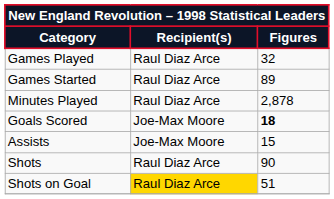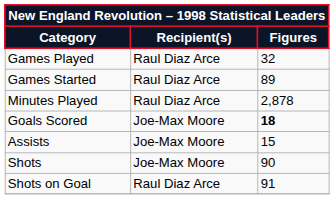(177, 163) Raul Diaz Arce -> (179, 163) Joe-Max Moore
(177, 183) gold background -> (177, 183) no background
(268, 183) 51 -> (268, 183) 91
